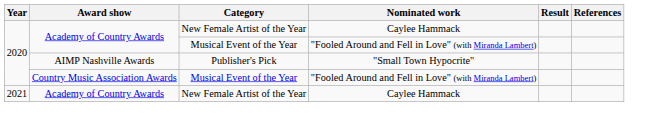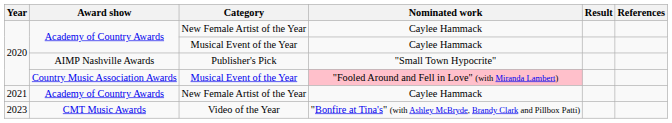(424, 45) "Fooled Around and Fell in Love" (with Miranda Lambert) -> (446, 45) Caylee Hammack
(424, 77) no background -> (446, 77) pink background
+ row: (104, 110)
